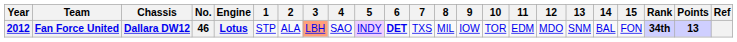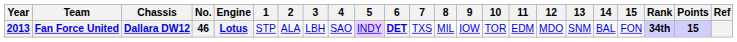(18, 28) 2012 -> (18, 28) 2013
(315, 28) lightsalmon background -> (315, 28) no background
(693, 28) 13 -> (693, 28) 15
